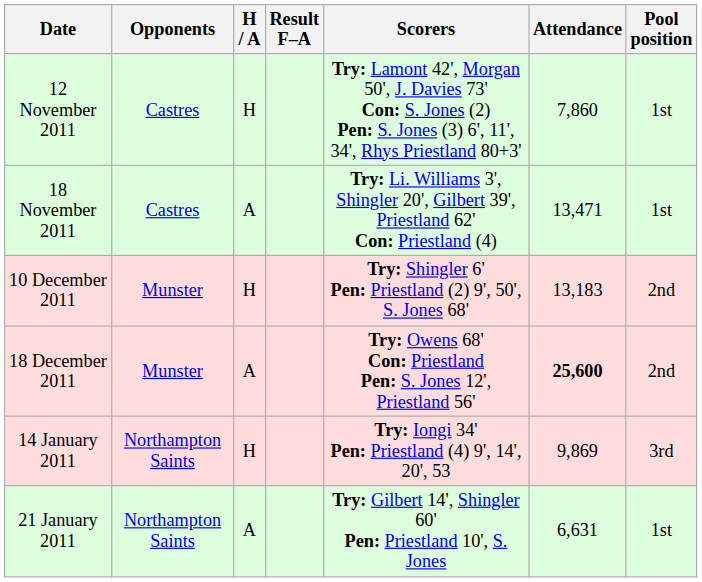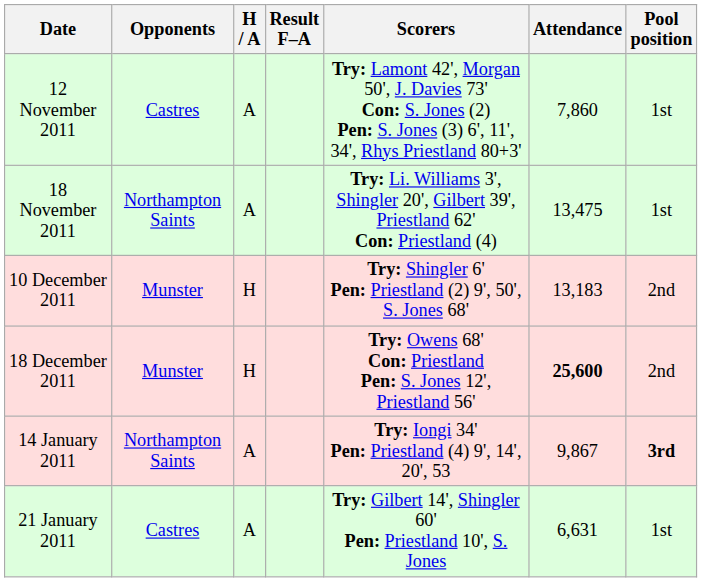(249, 109) H -> (249, 109) A
(173, 210) Castres -> (173, 210) Northampton Saints
(577, 210) 13,471 -> (577, 210) 13,475
(249, 370) A -> (249, 370) H
(249, 450) H -> (249, 450) A
(577, 450) 9,869 -> (577, 450) 9,867
(661, 450) normal -> (661, 450) bold
(173, 531) Northampton Saints -> (173, 531) Castres
